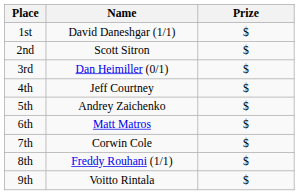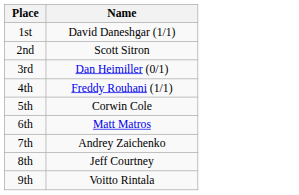- column: (246, 13)
(122, 87) Jeff Courtney -> (122, 87) Freddy Rouhani (1/1)
(122, 106) Andrey Zaichenko -> (122, 106) Corwin Cole
(122, 143) Corwin Cole -> (122, 143) Andrey Zaichenko
(122, 161) Freddy Rouhani (1/1) -> (122, 161) Jeff Courtney
